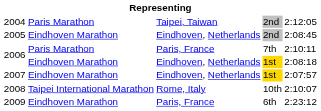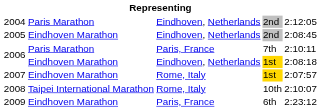(187, 21) Taipei, Taiwan -> (208, 21) Eindhoven, Netherlands
(208, 75) Eindhoven, Netherlands -> (181, 75) Rome, Italy
